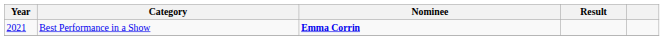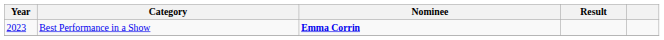(16, 27) 2021 -> (16, 27) 2023
